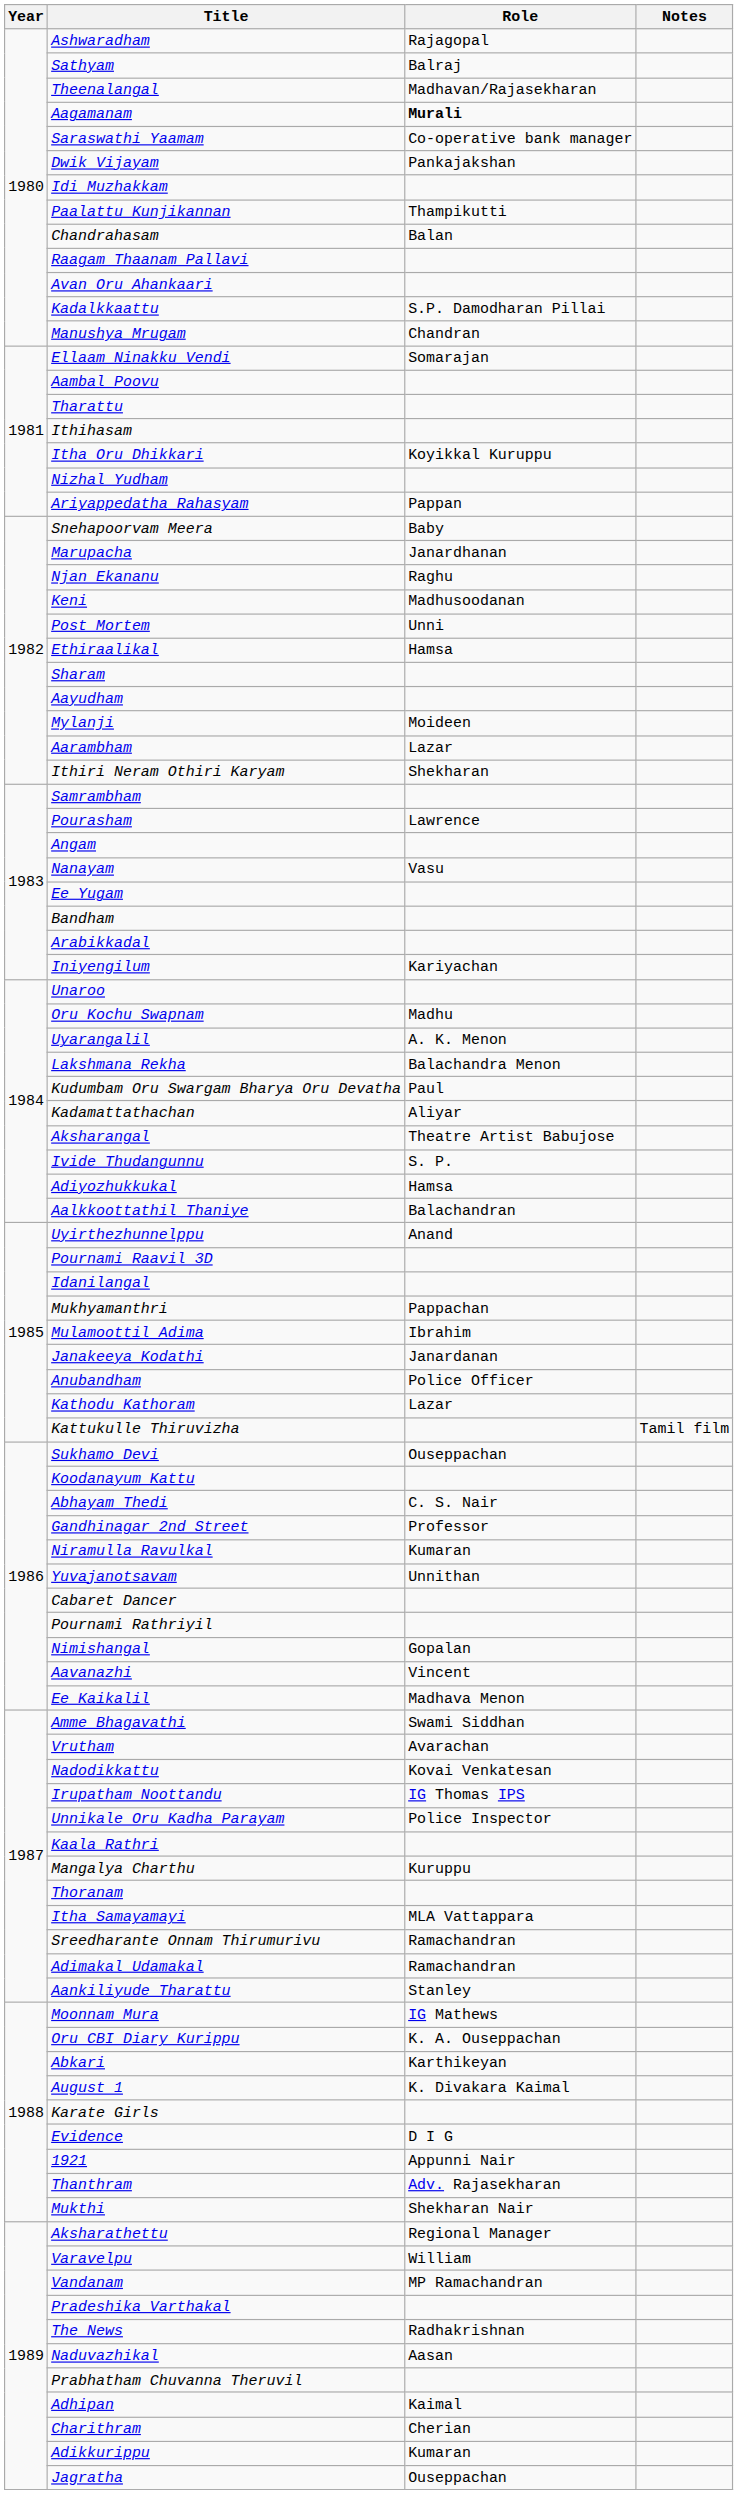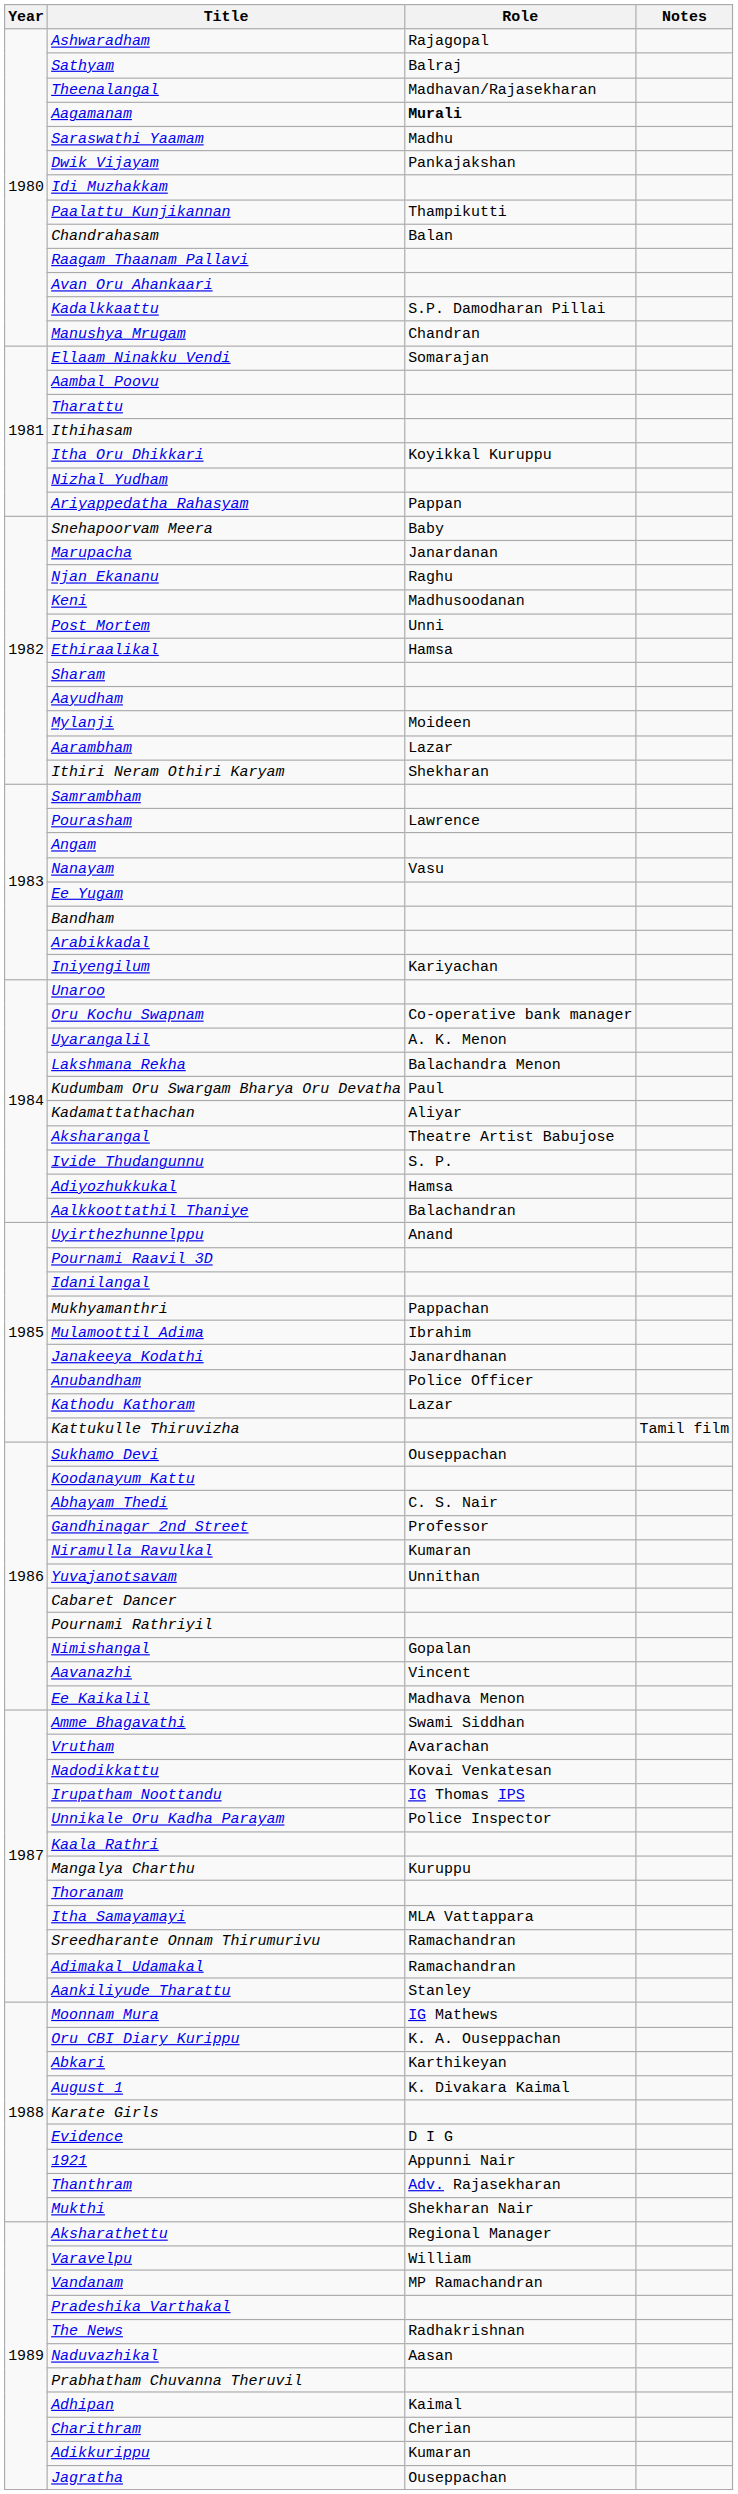(520, 139) Co-operative bank manager -> (431, 139) Madhu
(458, 553) Janardhanan -> (453, 553) Janardanan
(431, 1016) Madhu -> (520, 1016) Co-operative bank manager
(453, 1357) Janardanan -> (458, 1357) Janardhanan
